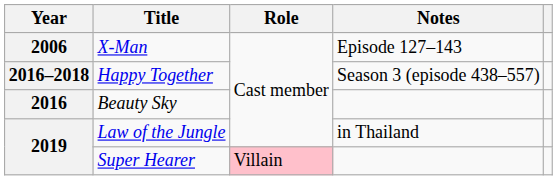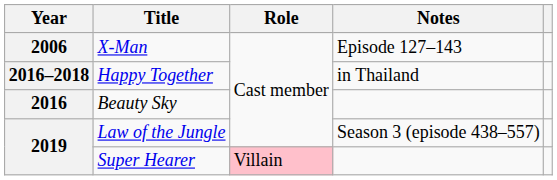(438, 75) Season 3 (episode 438–557) -> (378, 75) in Thailand
(378, 132) in Thailand -> (438, 132) Season 3 (episode 438–557)
